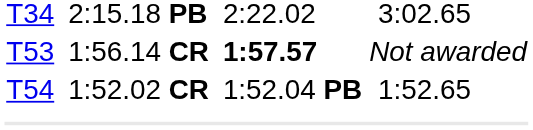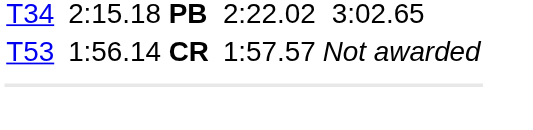(270, 51) bold -> (269, 51) normal
- row: (30, 90)
